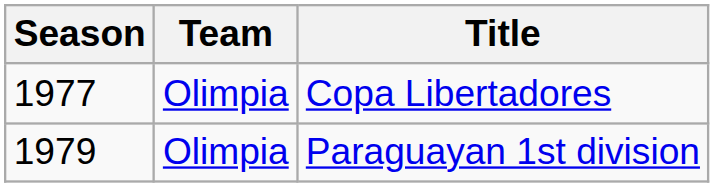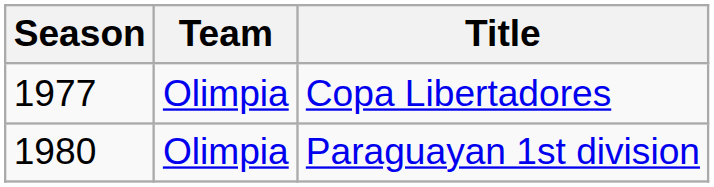(55, 151) 1979 -> (55, 151) 1980
